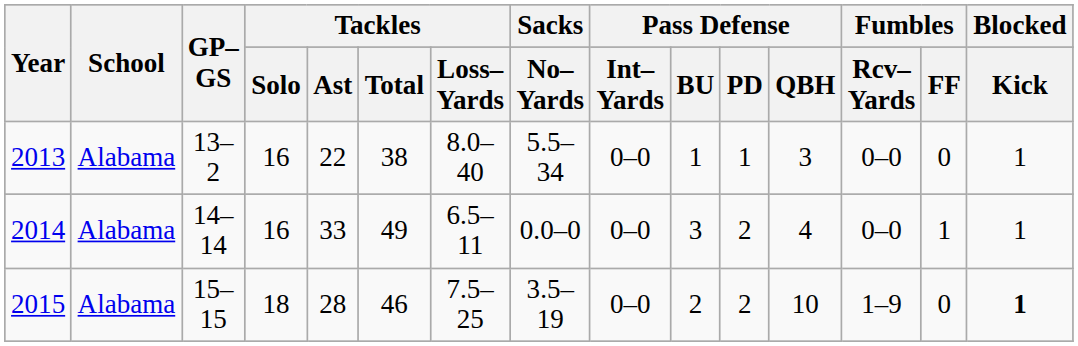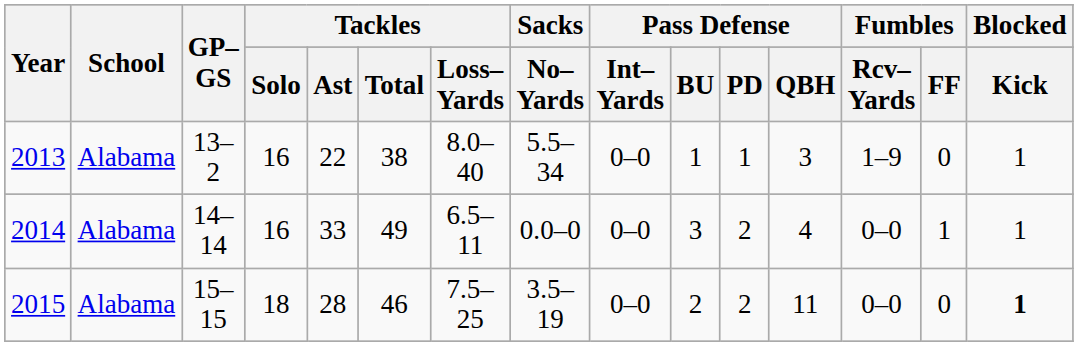(882, 157) 0–0 -> (882, 157) 1–9
(805, 303) 10 -> (805, 303) 11
(882, 303) 1–9 -> (882, 303) 0–0
